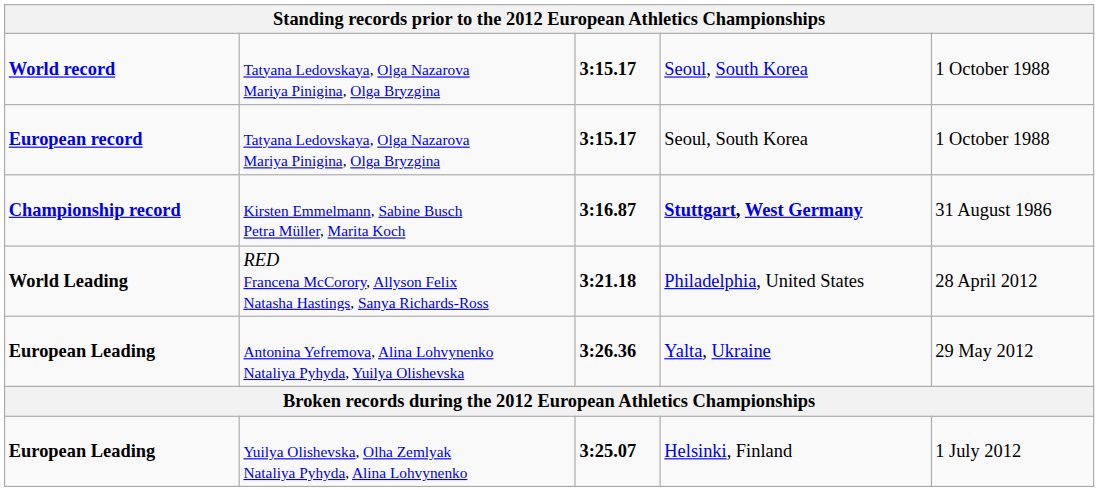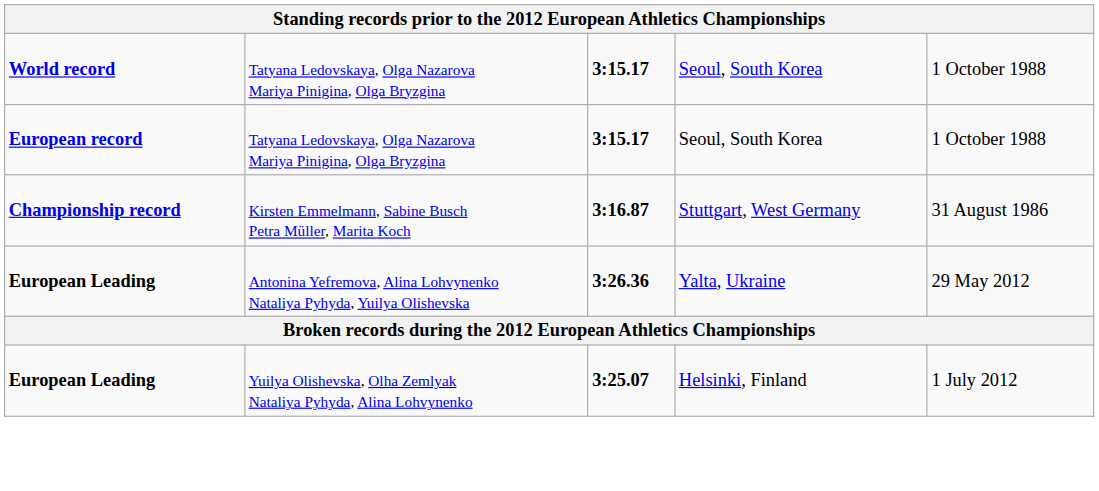(764, 210) bold -> (770, 210) normal
- row: (68, 280)
